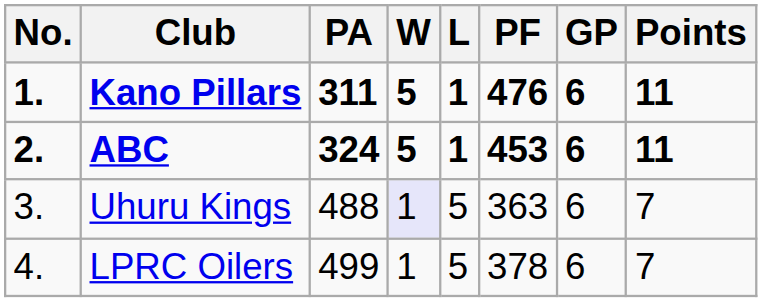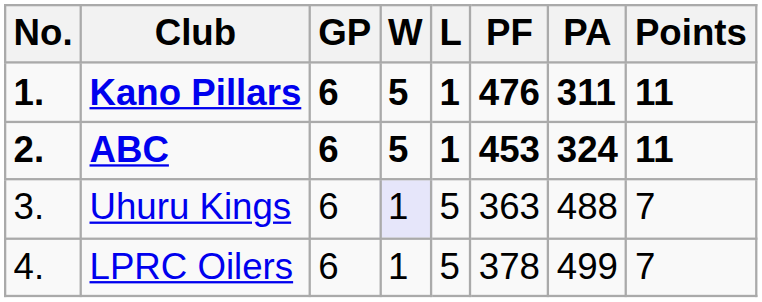columns swapped: (592, 33) <-> (349, 33)
